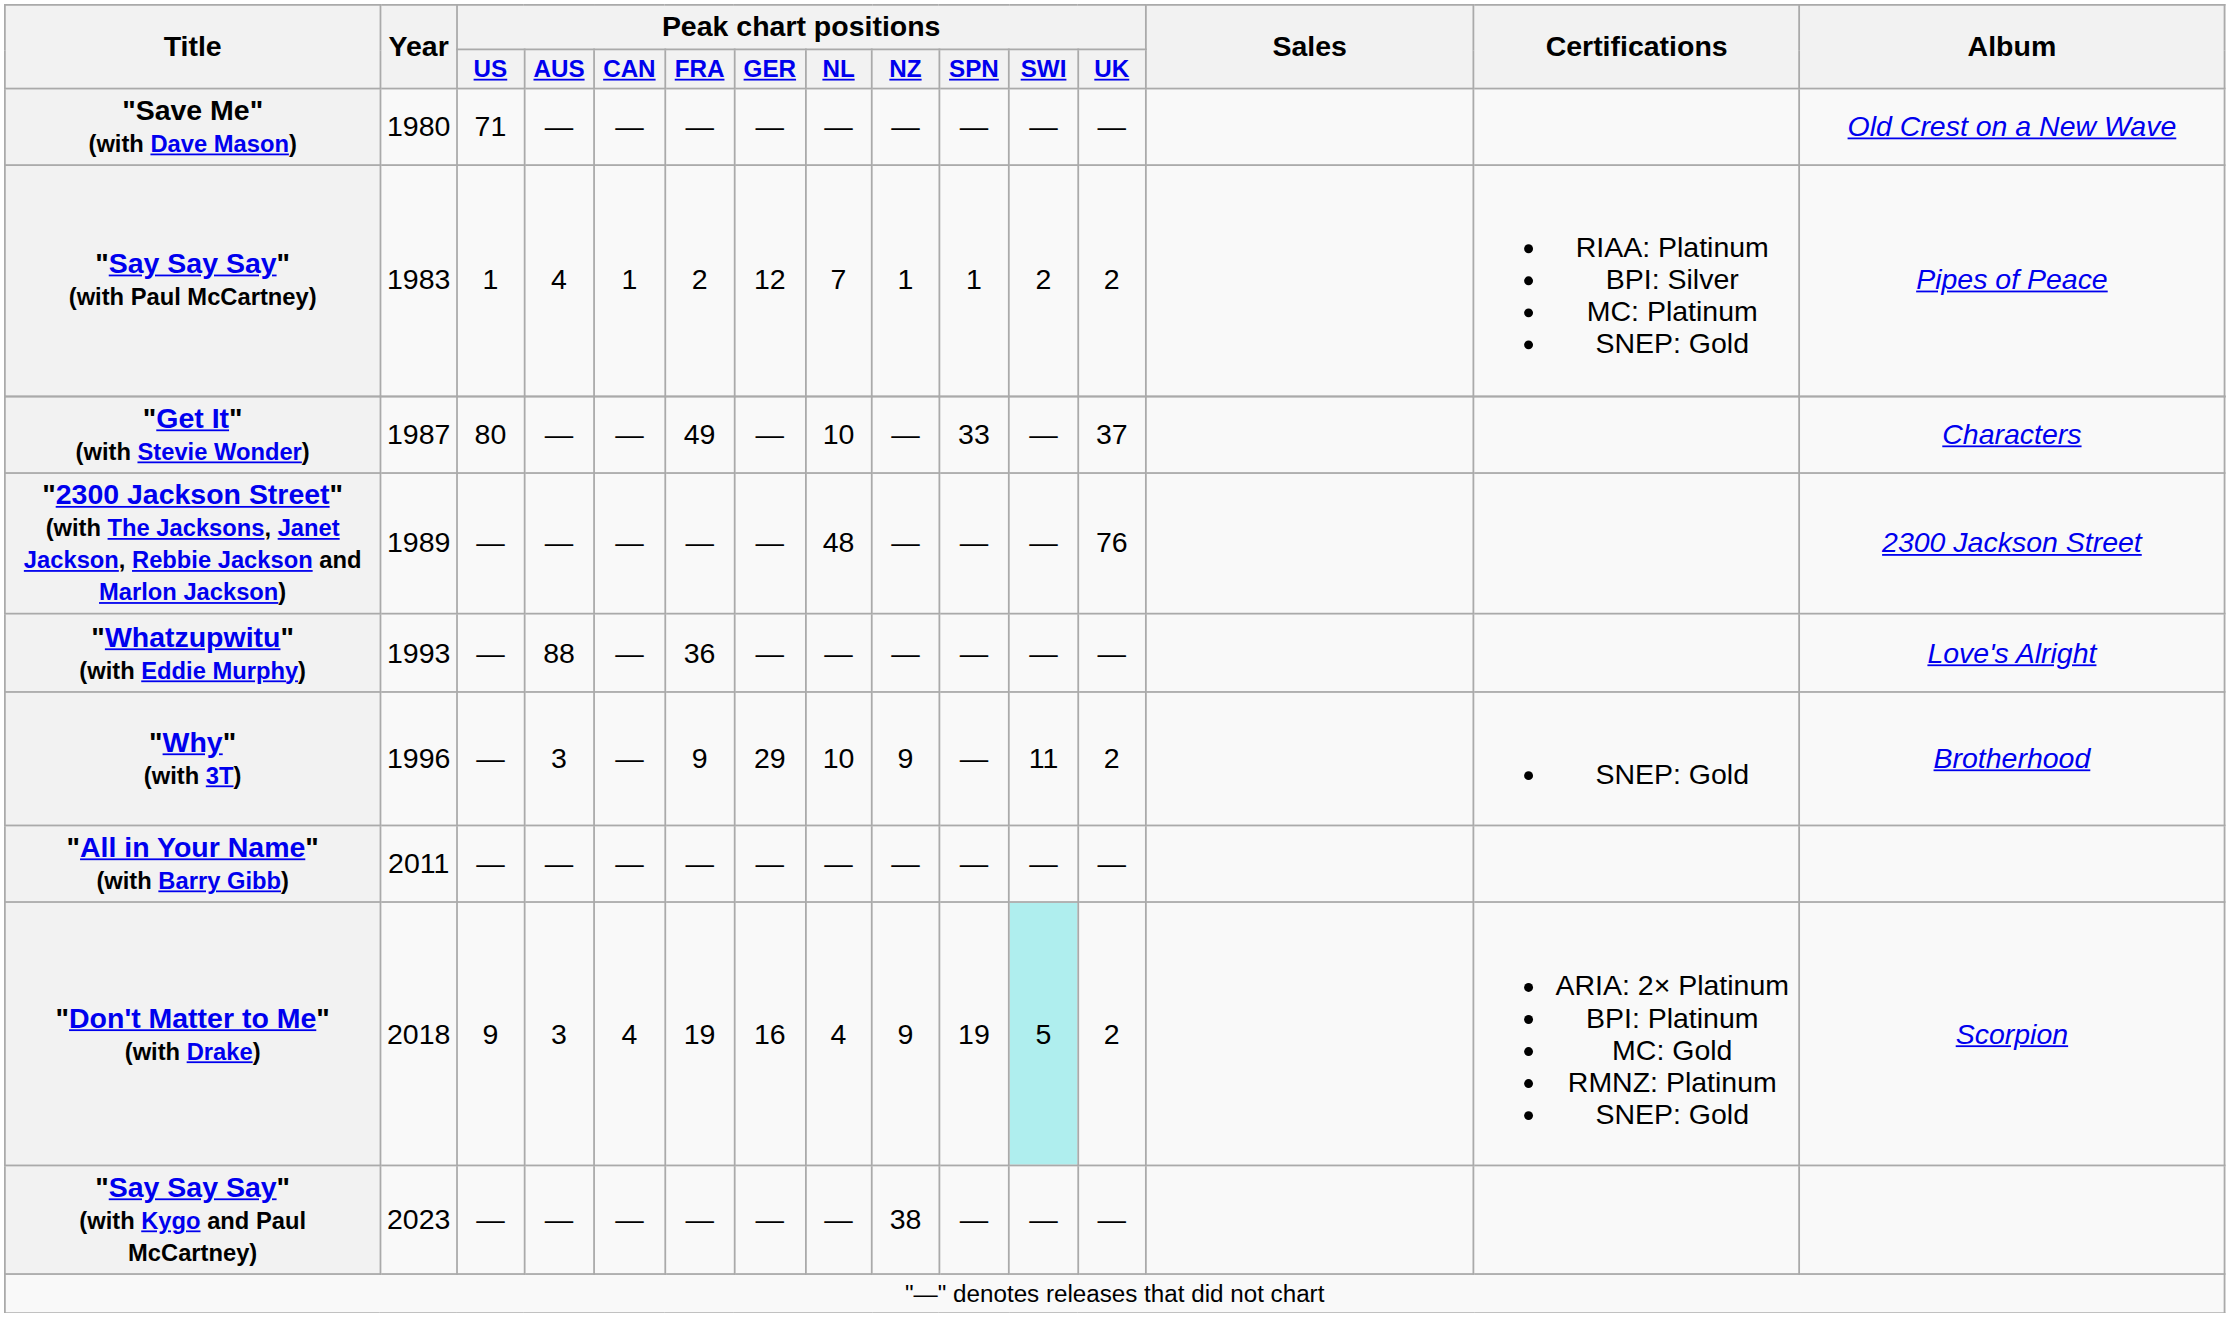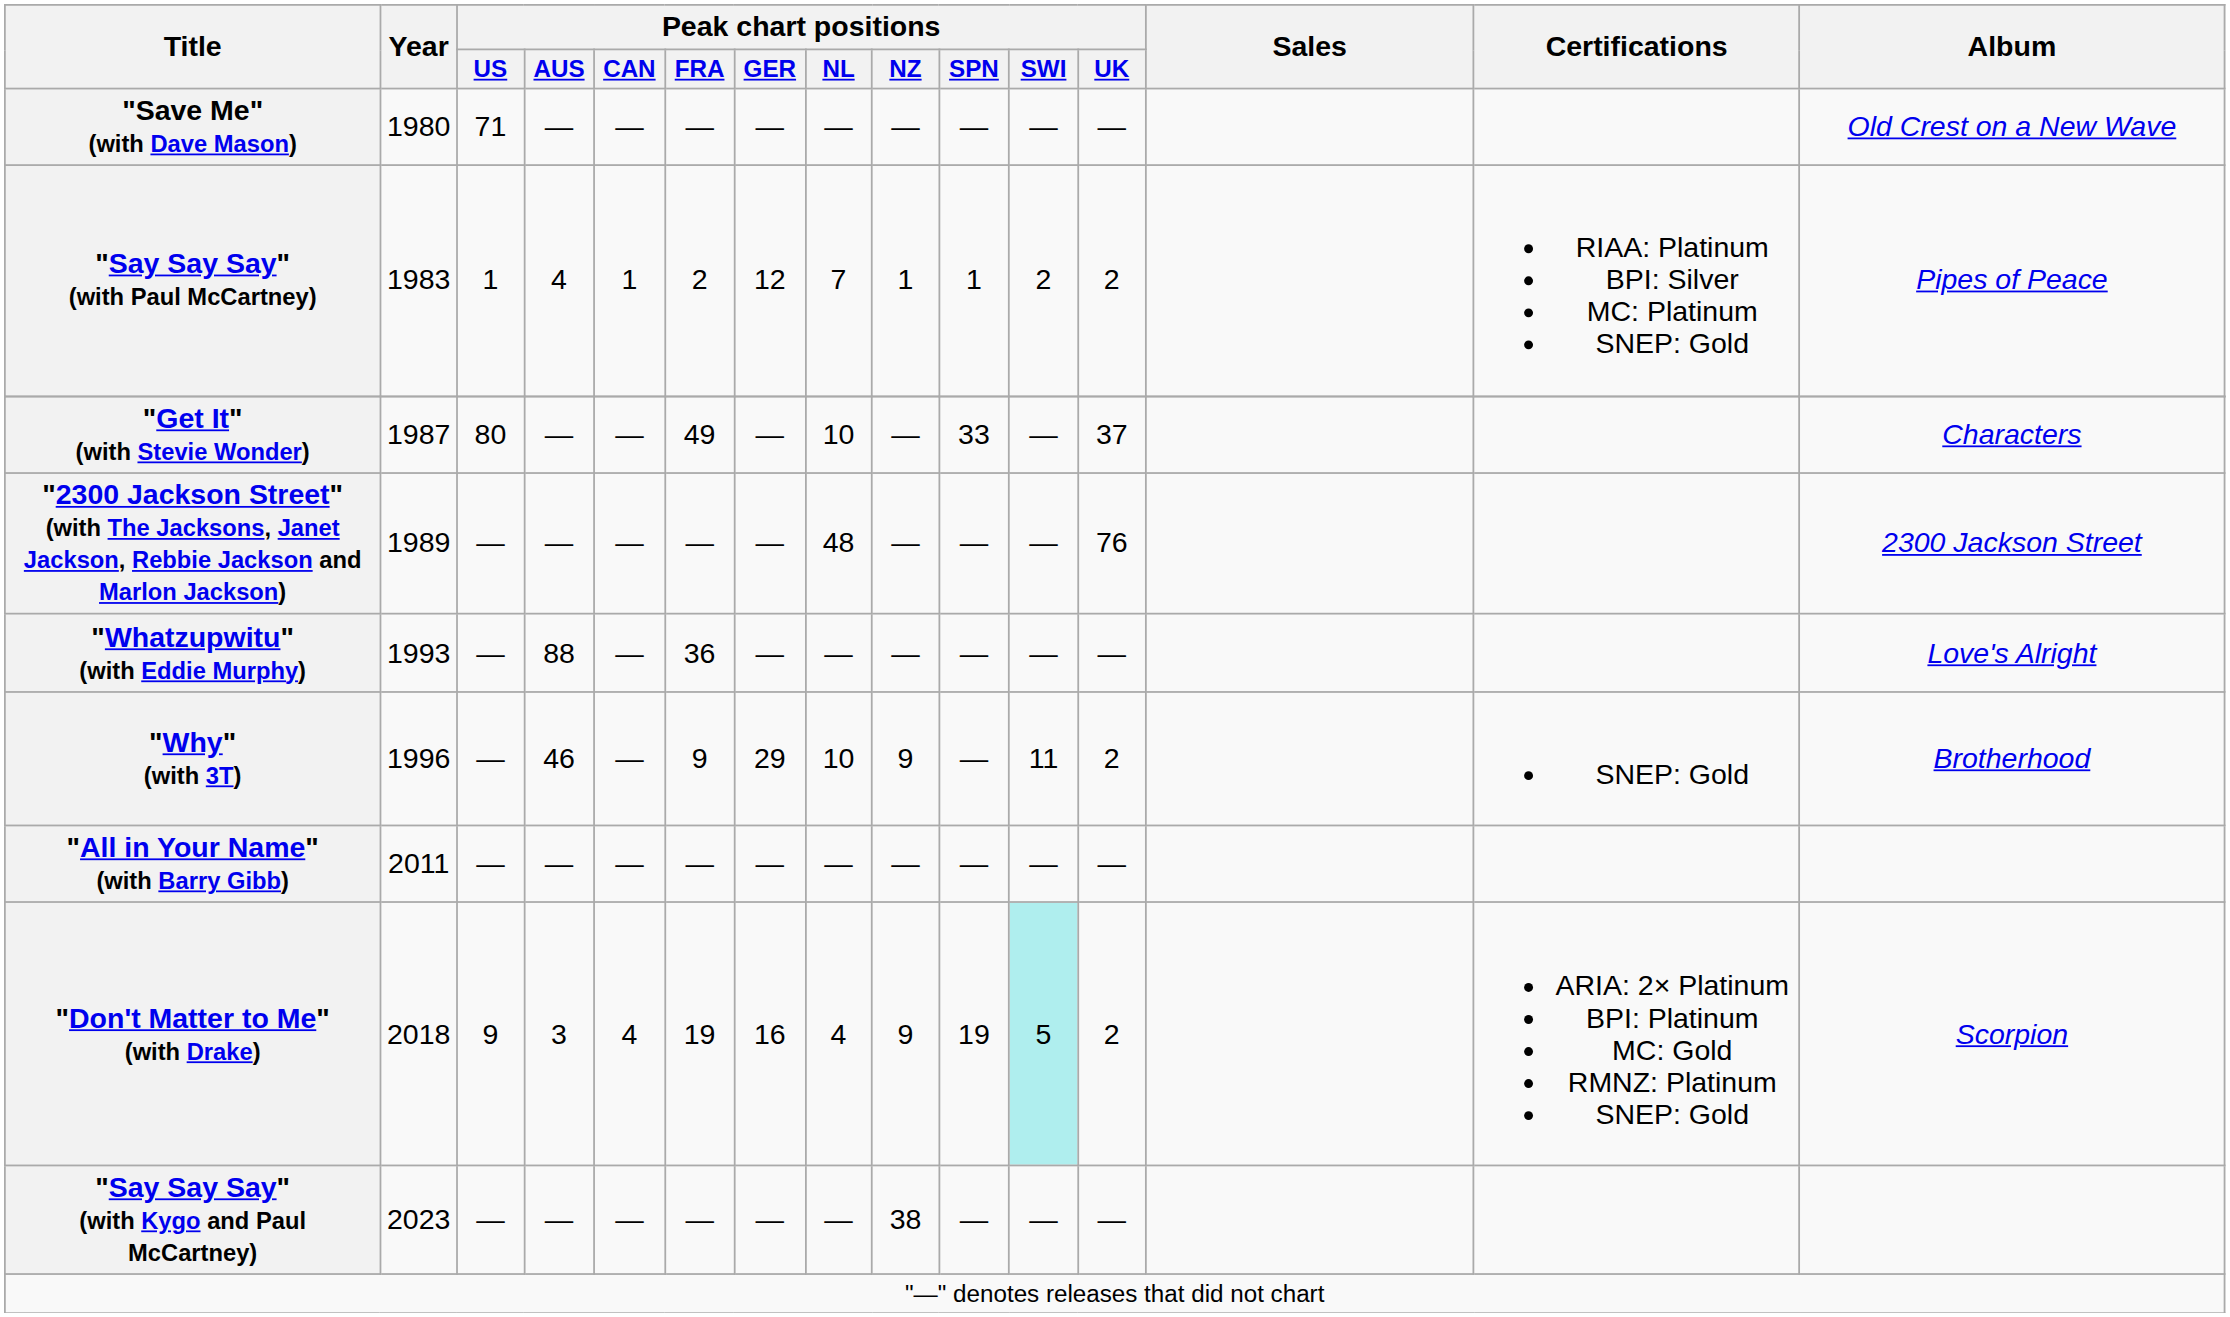(559, 758) 3 -> (559, 758) 46
